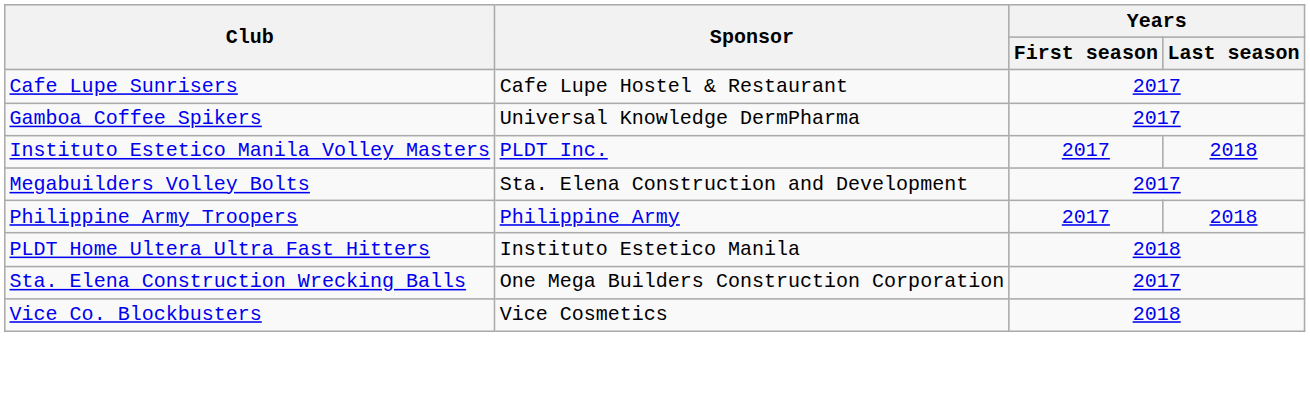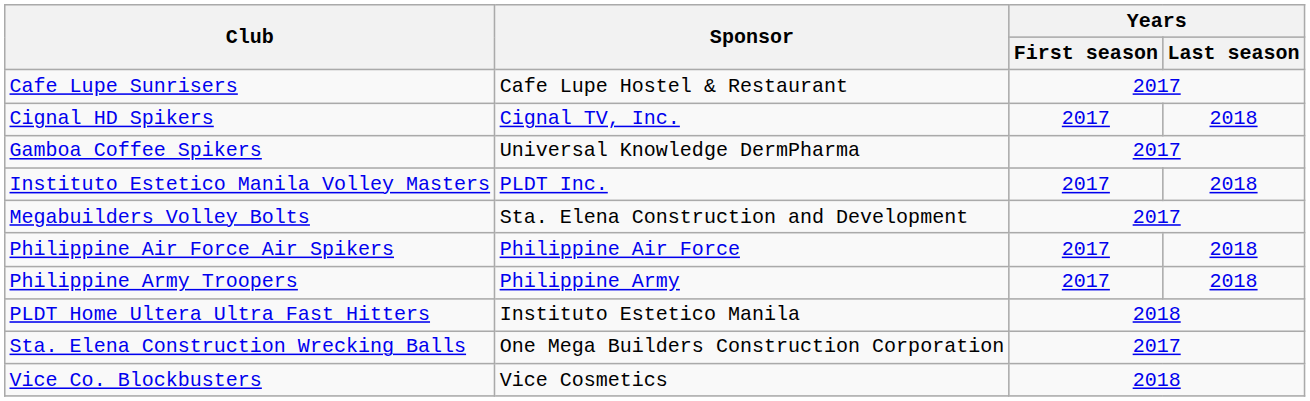+ row: (112, 119)
+ row: (202, 249)
